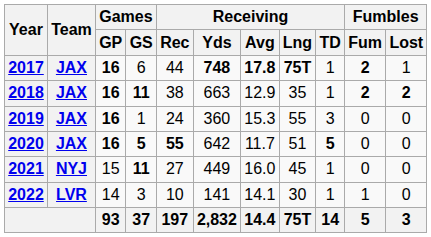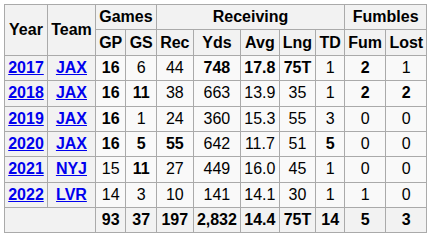(260, 93) 12.9 -> (260, 93) 13.9
